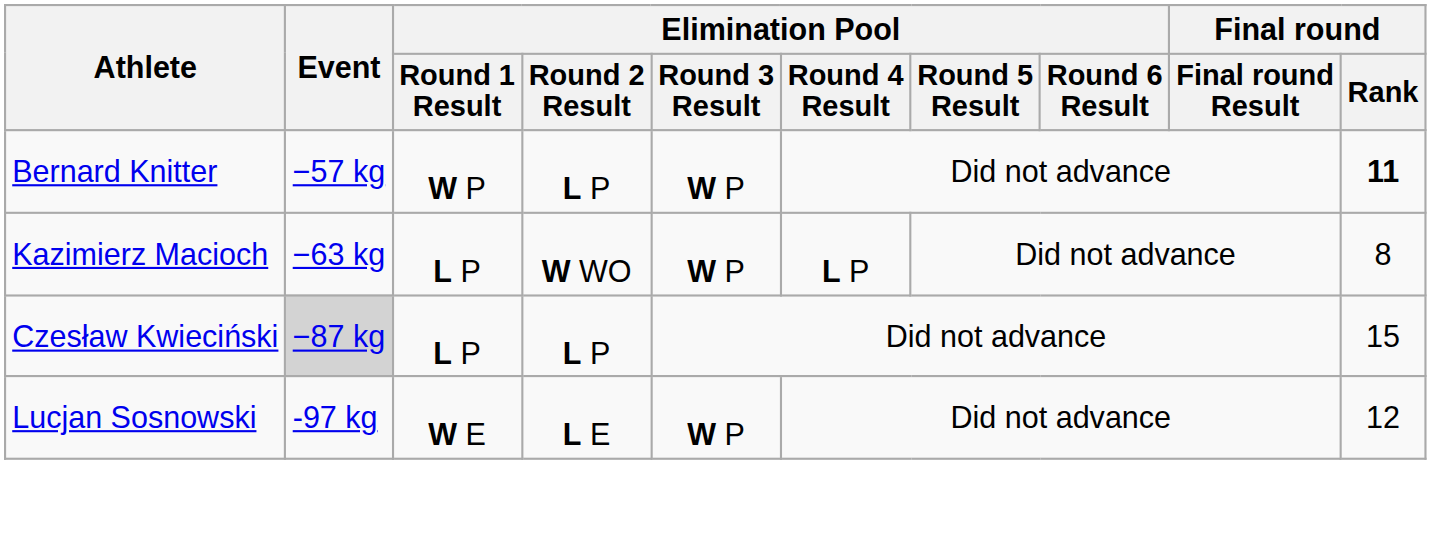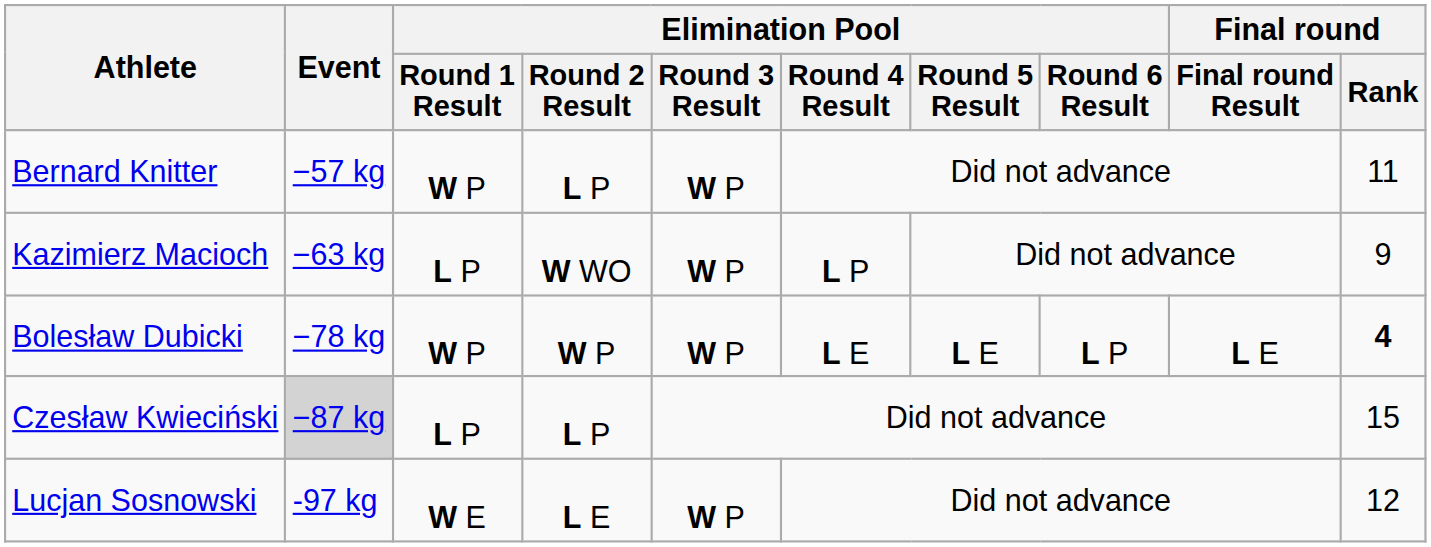(1383, 172) bold -> (1383, 172) normal
(1383, 254) 8 -> (1383, 254) 9
+ row: (128, 336)
